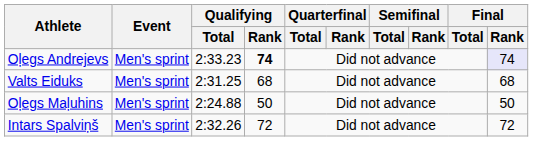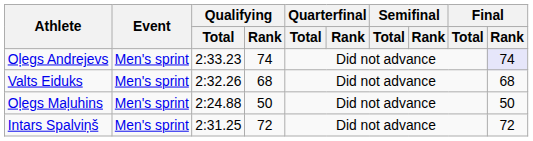(265, 59) bold -> (265, 59) normal
(218, 81) 2:31.25 -> (218, 81) 2:32.26
(218, 125) 2:32.26 -> (218, 125) 2:31.25
